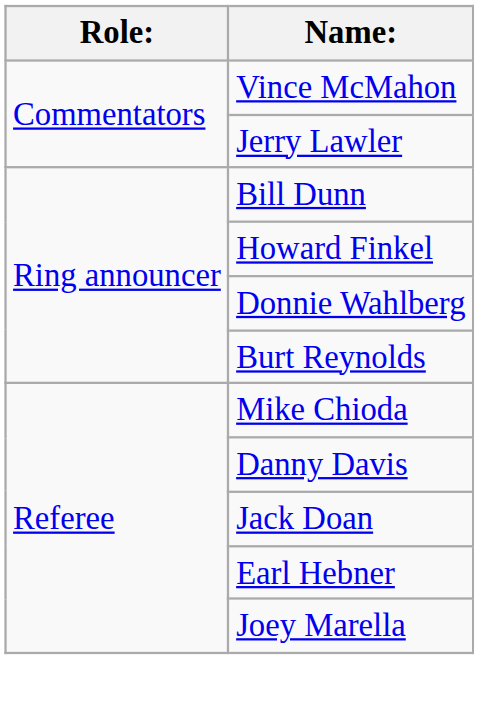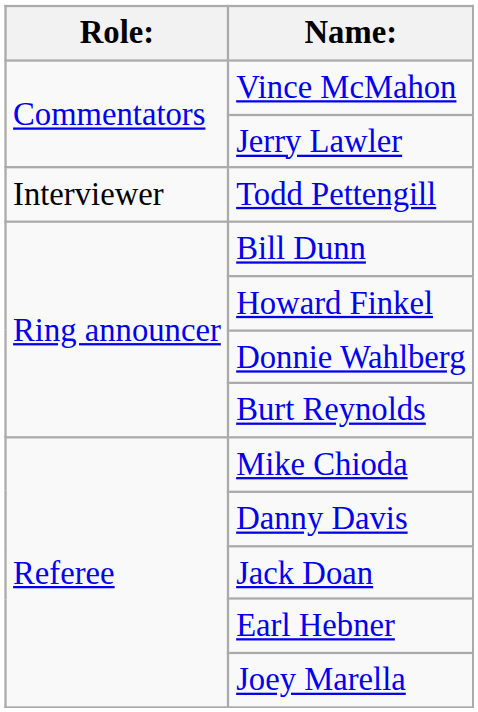+ row: (336, 194)
